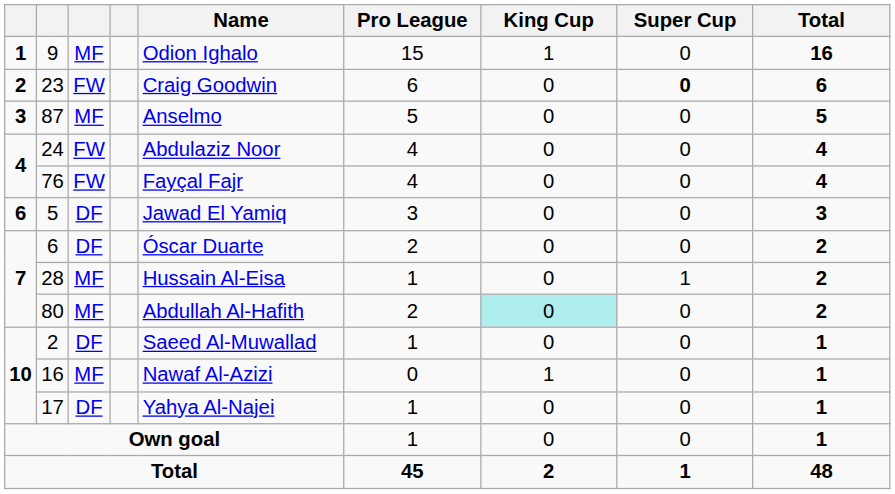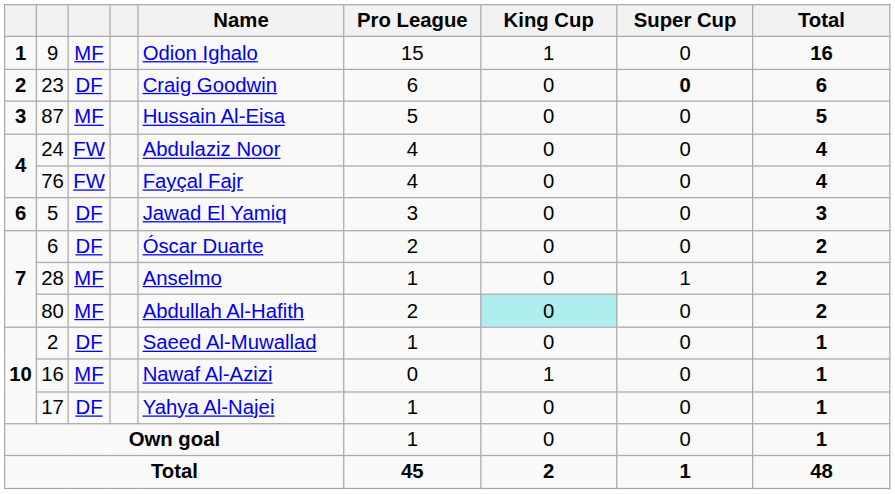(89, 85) FW -> (89, 85) DF
(182, 117) Anselmo -> (214, 117) Hussain Al-Eisa
(214, 278) Hussain Al-Eisa -> (182, 278) Anselmo
